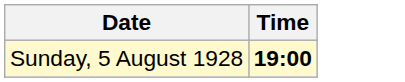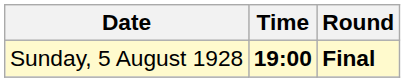+ column: (358, 22)
